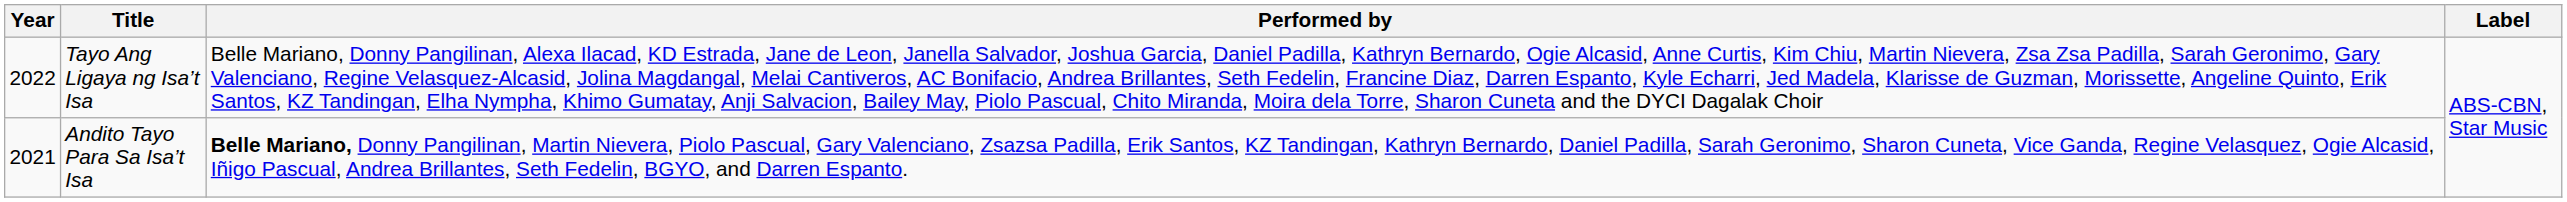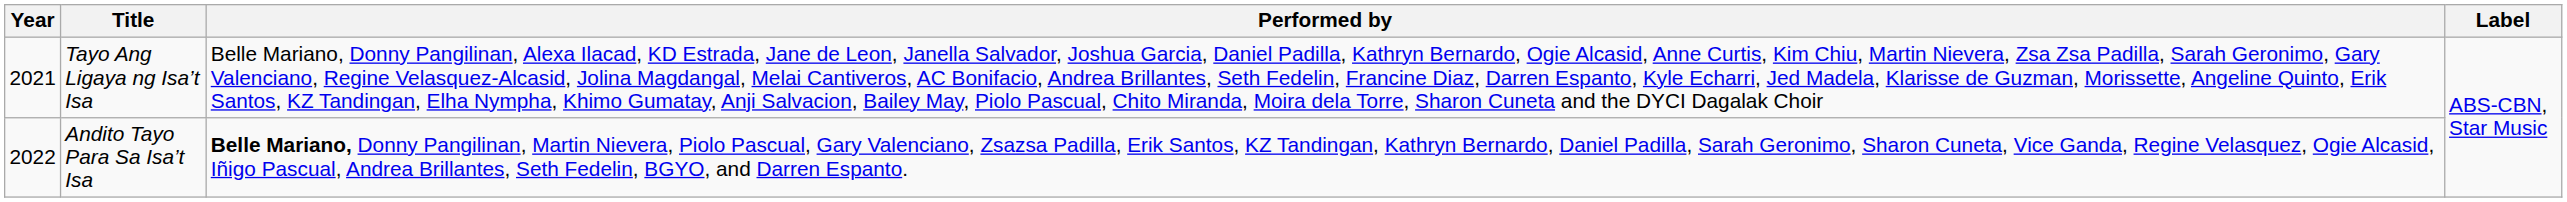(33, 77) 2022 -> (33, 77) 2021
(33, 157) 2021 -> (33, 157) 2022
